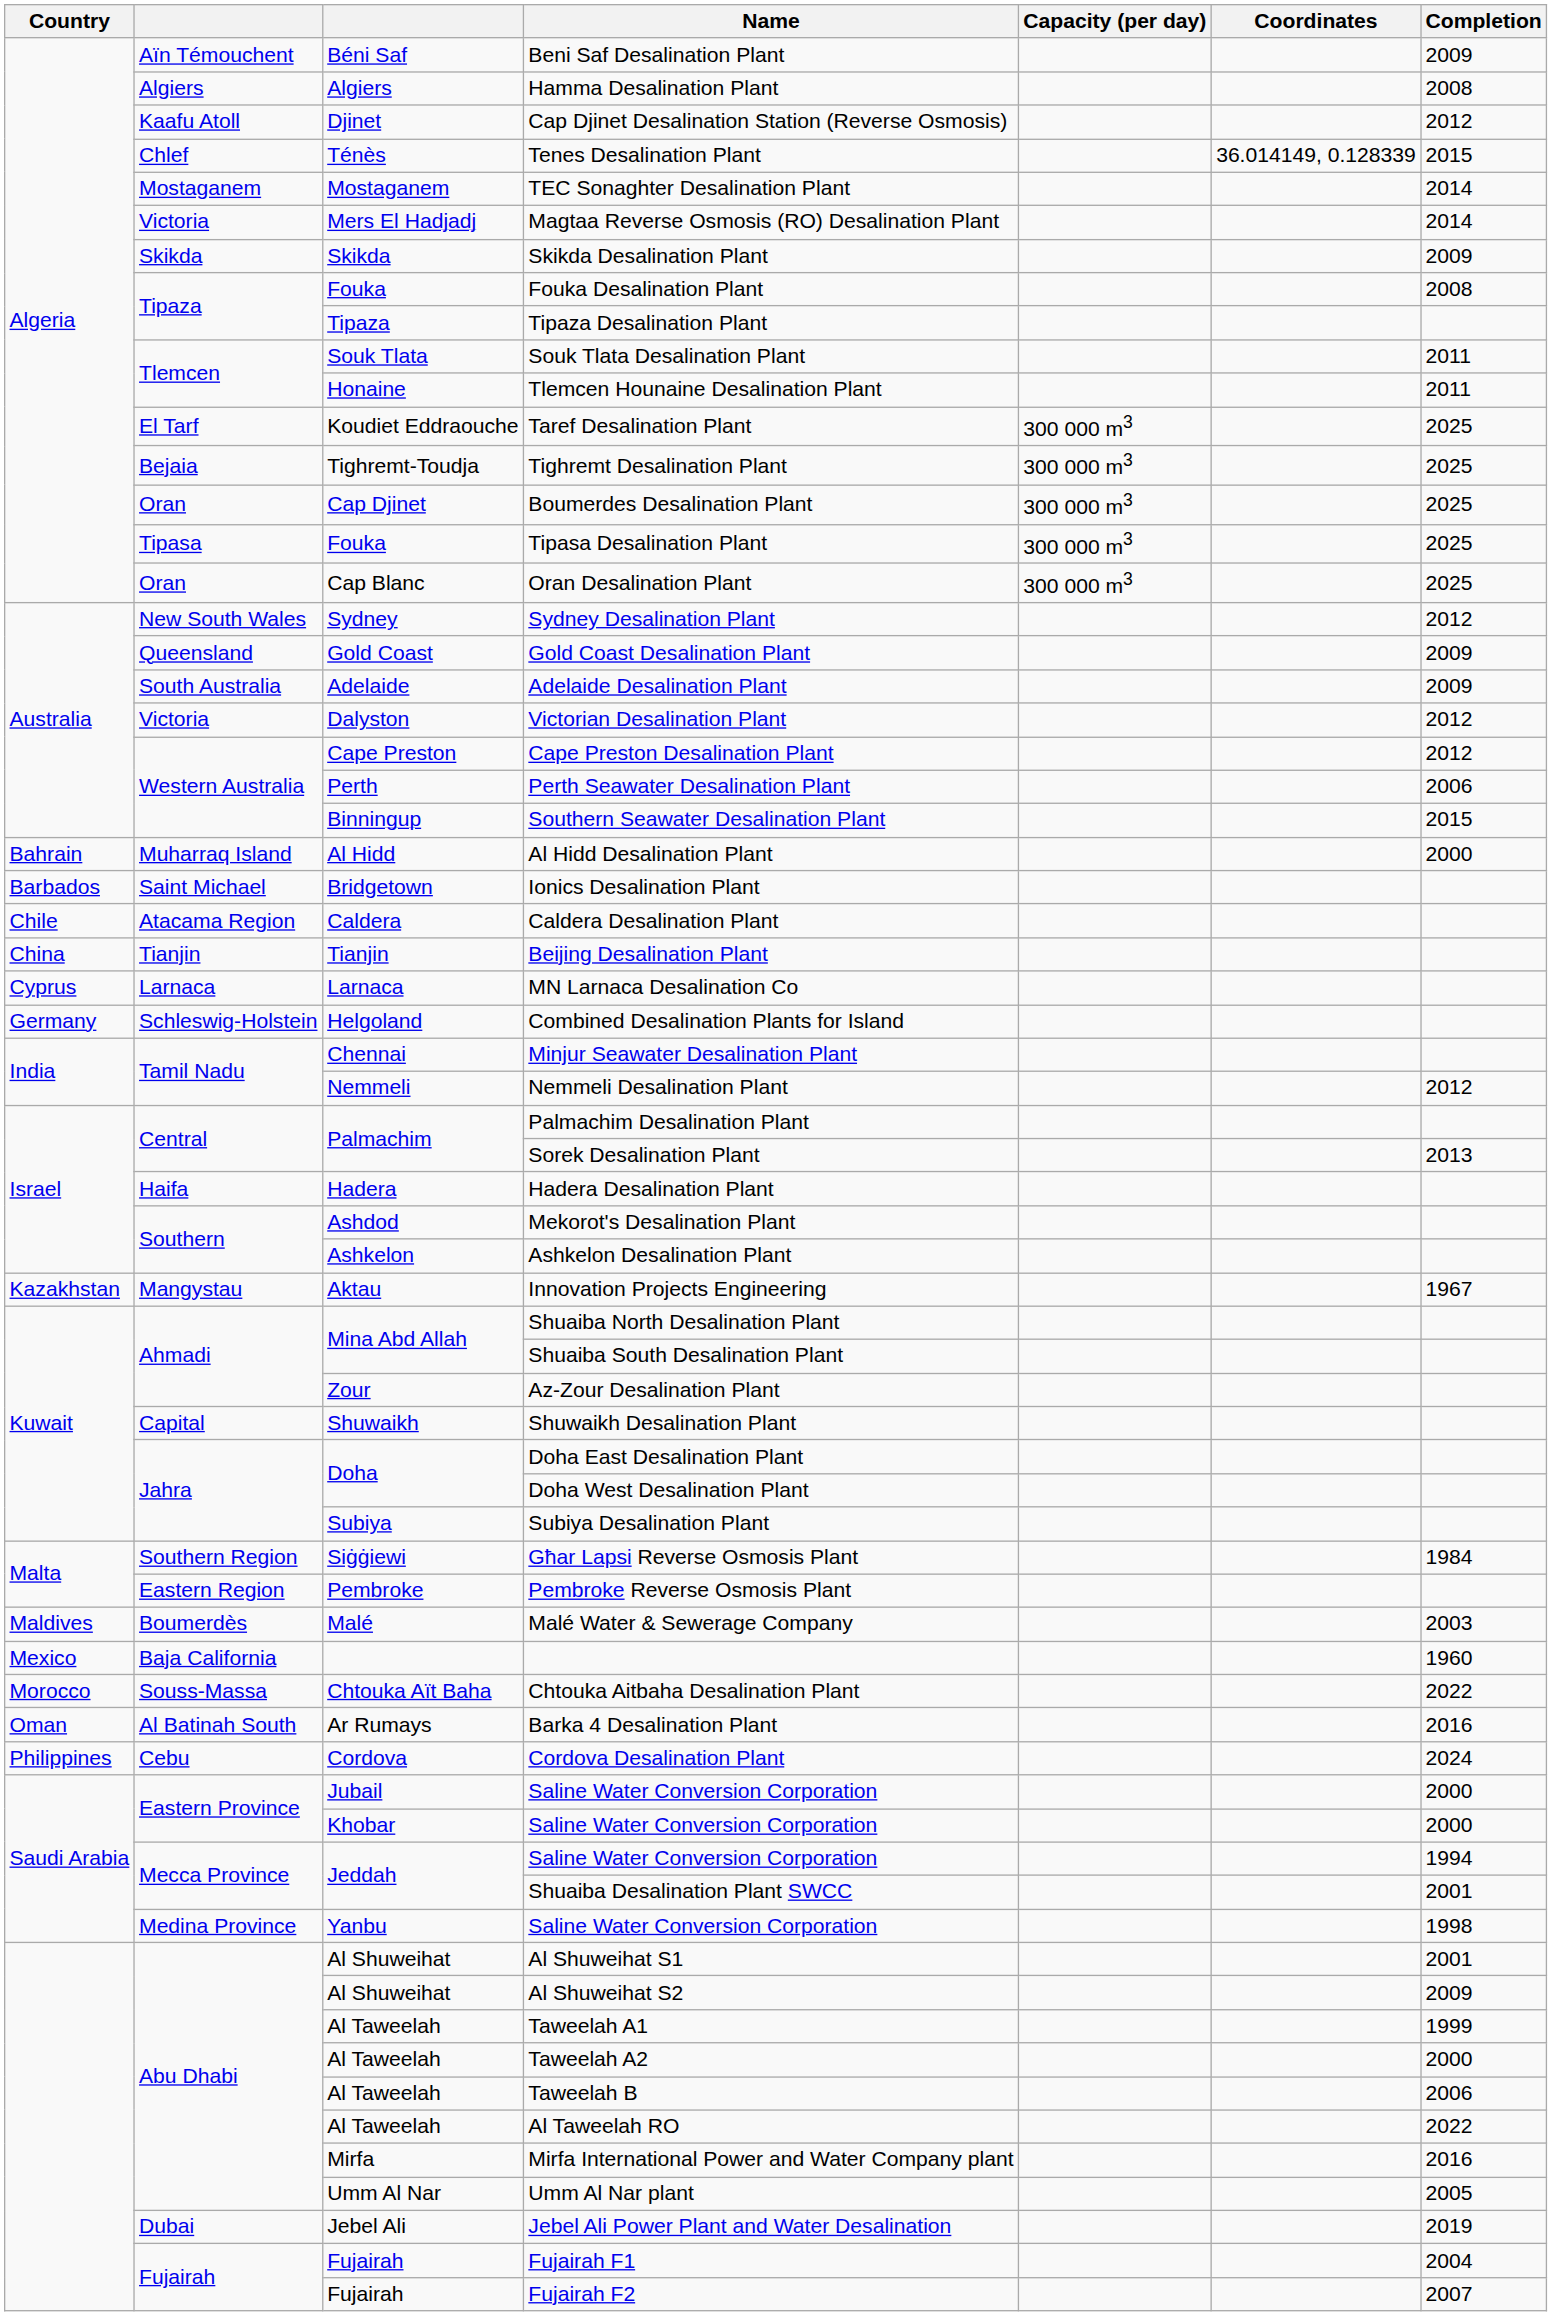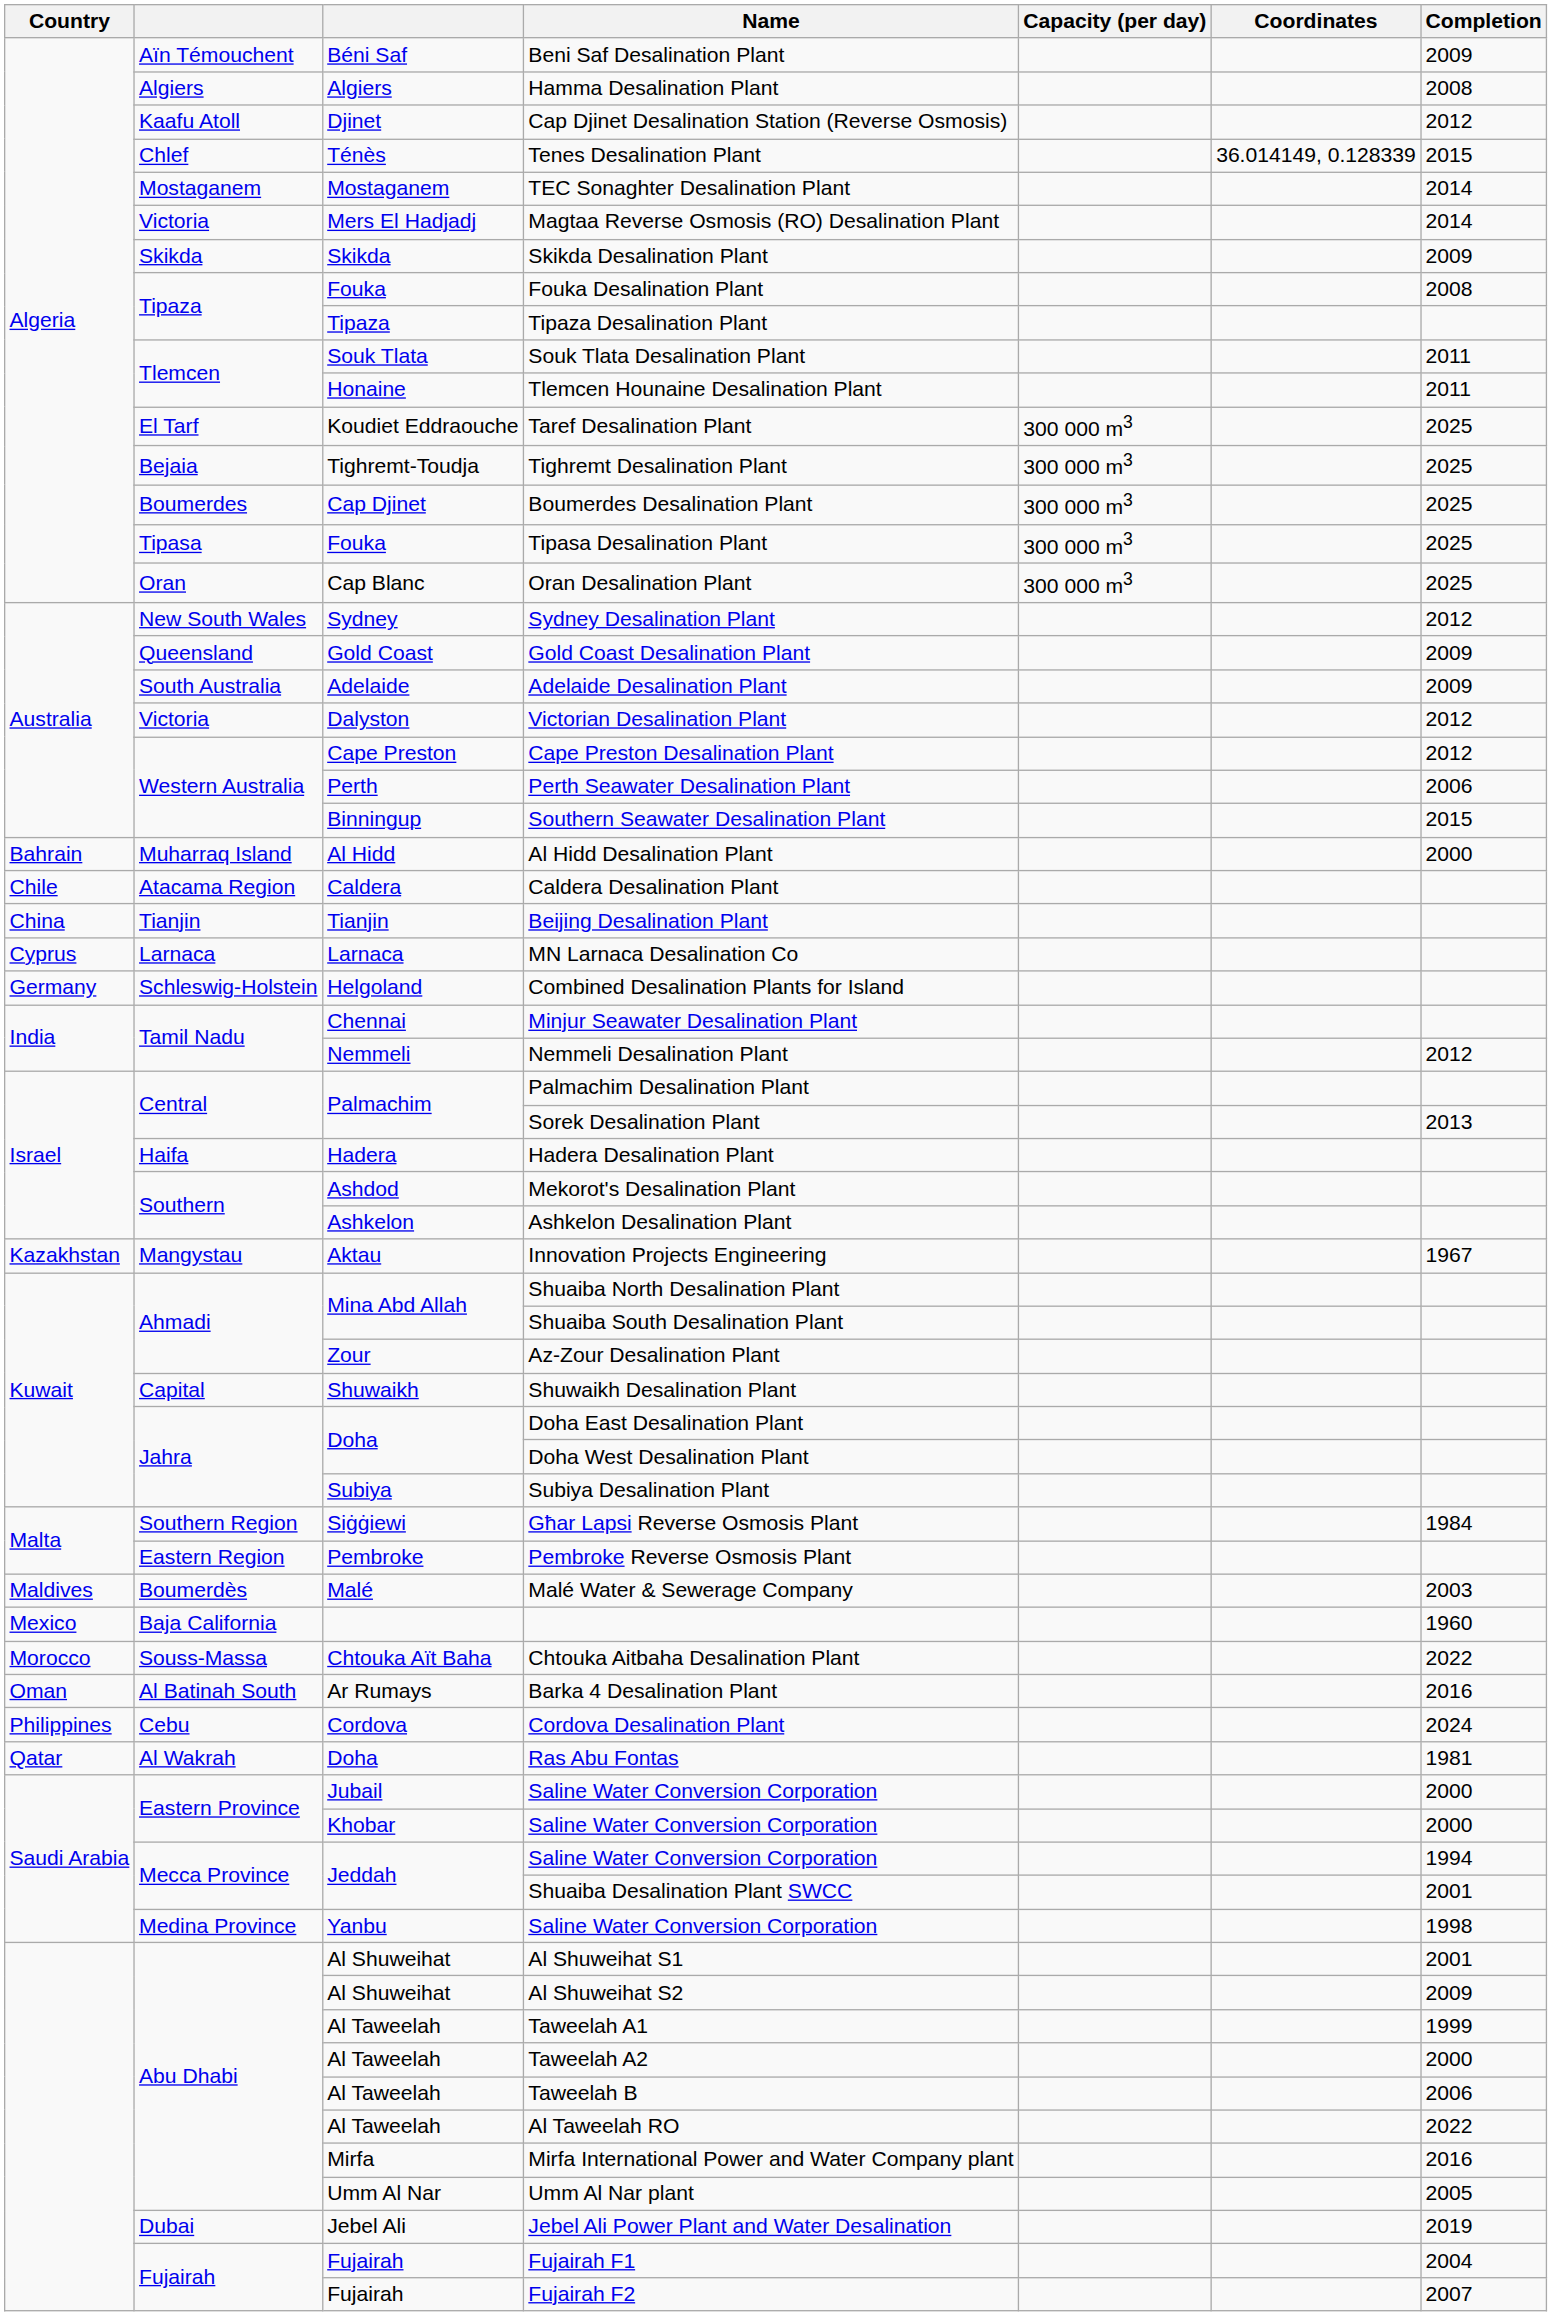(163, 504) Oran -> (193, 504) Boumerdes
- row: (380, 887)
+ row: (352, 1758)
